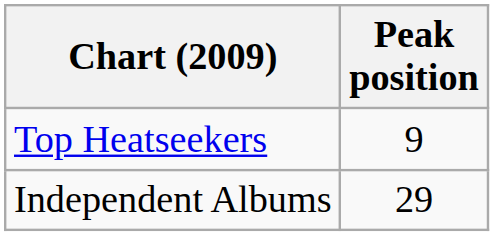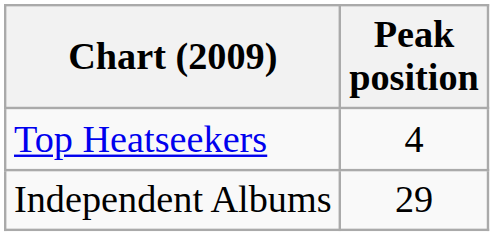(414, 138) 9 -> (414, 138) 4
